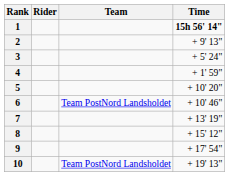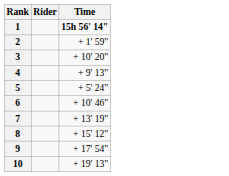- column: (116, 12)
(207, 42) + 9' 13" -> (93, 42) + 1' 59"
(207, 57) + 5' 24" -> (91, 57) + 10' 20"
(207, 73) + 1' 59" -> (93, 73) + 9' 13"
(205, 88) + 10' 20" -> (93, 88) + 5' 24"
